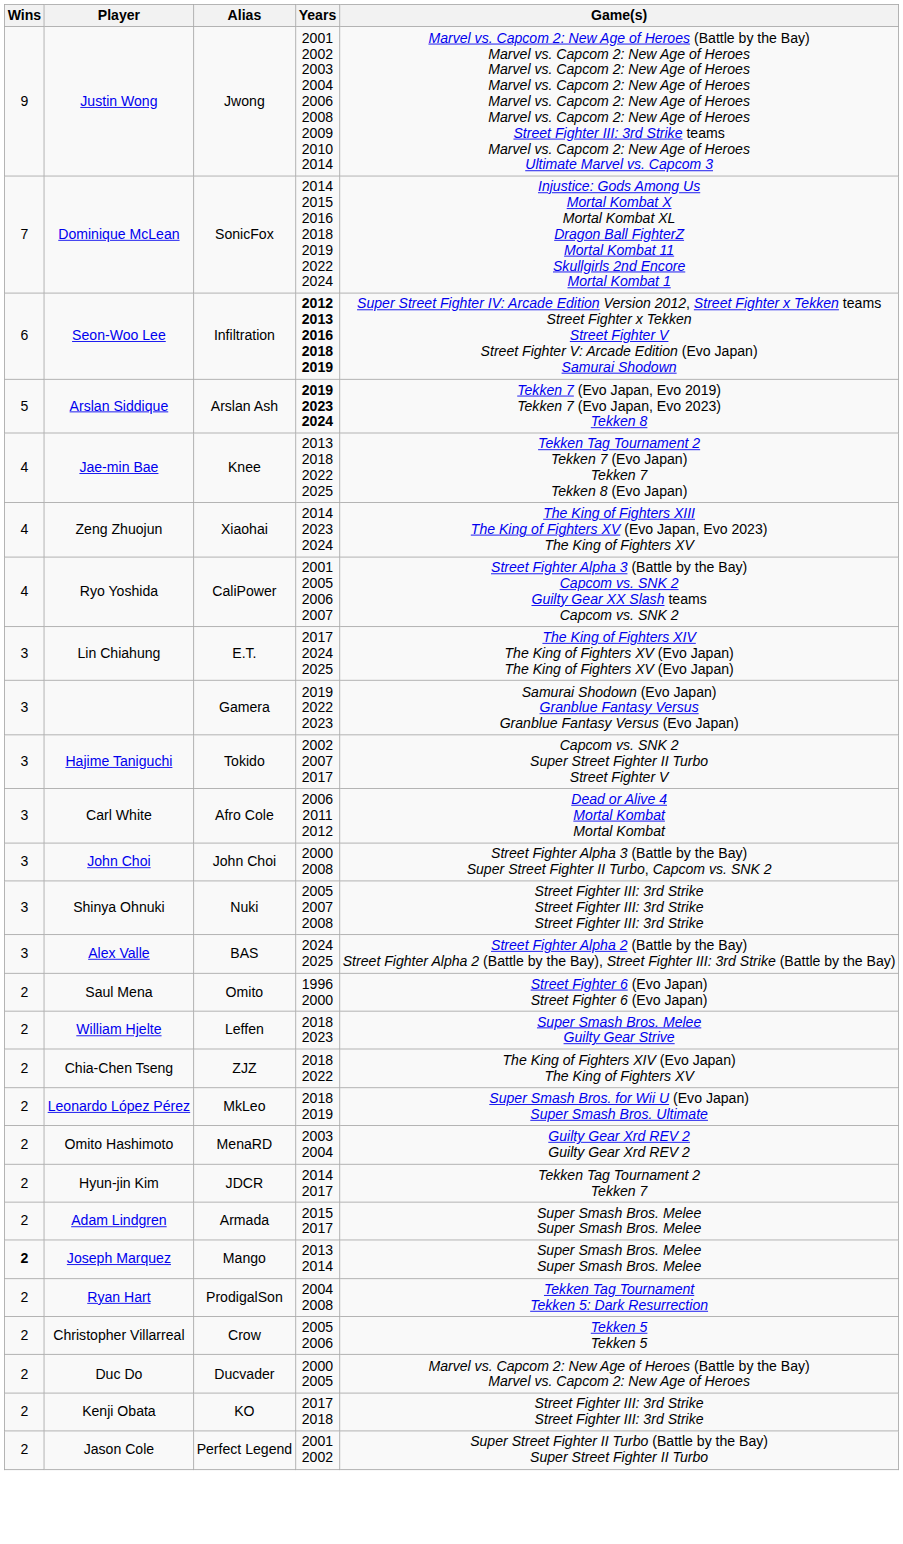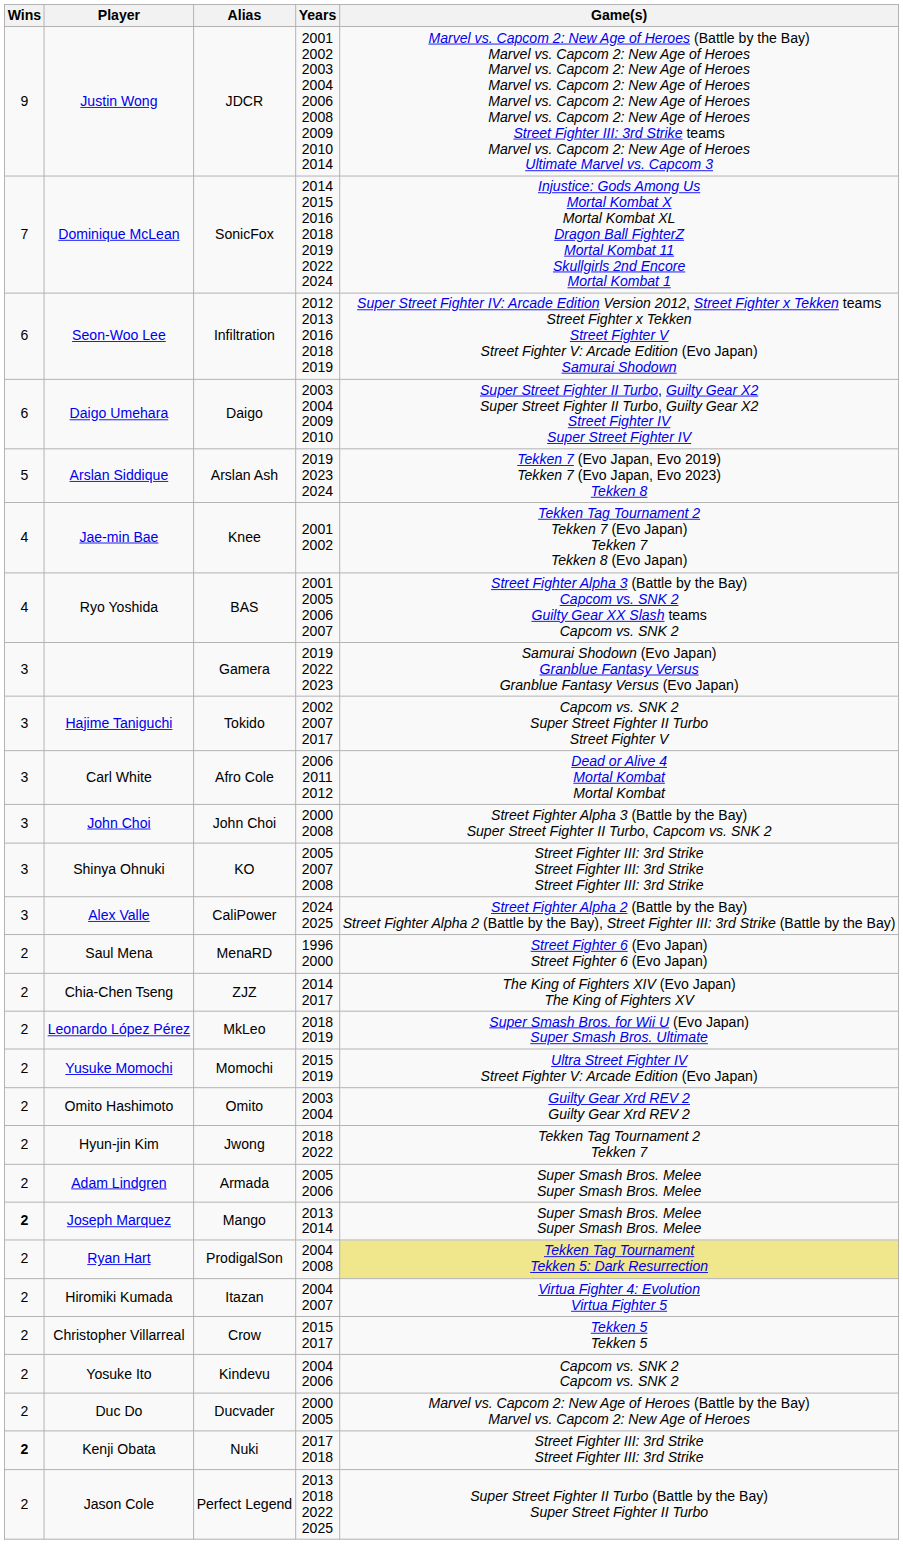(244, 101) Jwong -> (244, 101) JDCR
(317, 336) bold -> (317, 336) normal
+ row: (119, 413)
(317, 405) bold -> (317, 475) normal
(317, 467) 2013 2018 2022 2025 -> (317, 537) 2001 2002
- row: (119, 529)
(244, 591) CaliPower -> (244, 607) BAS
- row: (119, 653)
(244, 907) Nuki -> (244, 869) KO
(244, 953) BAS -> (244, 915) CaliPower
(244, 992) Omito -> (244, 953) MenaRD
- row: (119, 1030)
(317, 1068) 2018 2022 -> (317, 992) 2014 2017
+ row: (119, 1068)
(244, 1144) MenaRD -> (244, 1106) Omito
(244, 1182) JDCR -> (244, 1144) Jwong
(317, 1182) 2014 2017 -> (317, 1144) 2018 2022
(317, 1221) 2015 2017 -> (317, 1182) 2005 2006
(619, 1297) no background -> (619, 1259) khaki background
+ row: (119, 1297)
(317, 1335) 2005 2006 -> (317, 1335) 2015 2017
+ row: (119, 1373)
(24, 1412) normal -> (24, 1450) bold
(244, 1412) KO -> (244, 1450) Nuki
(317, 1450) 2001 2002 -> (317, 1504) 2013 2018 2022 2025
